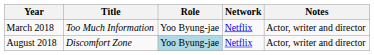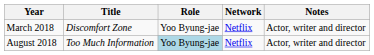(110, 27) Too Much Information -> (99, 27) Discomfort Zone
(99, 43) Discomfort Zone -> (110, 43) Too Much Information
